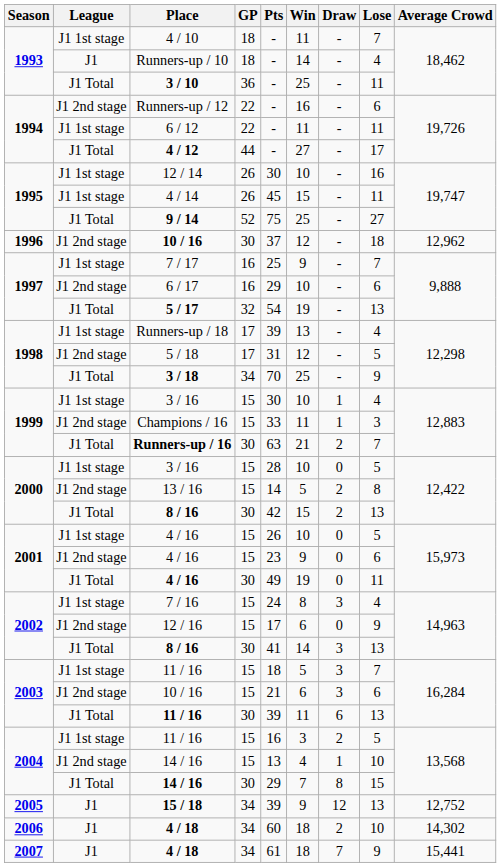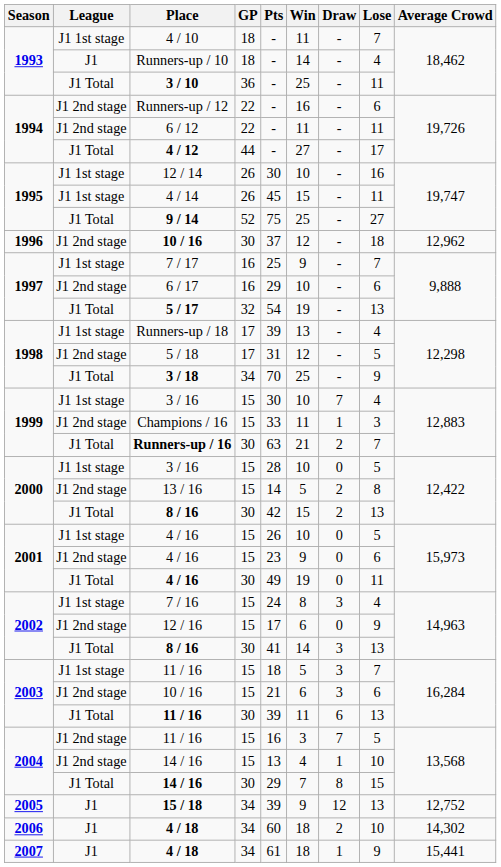(91, 128) J1 1st stage -> (91, 128) J1 2nd stage
(339, 399) 1 -> (339, 399) 7
(91, 738) J1 1st stage -> (91, 738) J1 2nd stage
(339, 738) 2 -> (339, 738) 7
(339, 851) 7 -> (339, 851) 1
